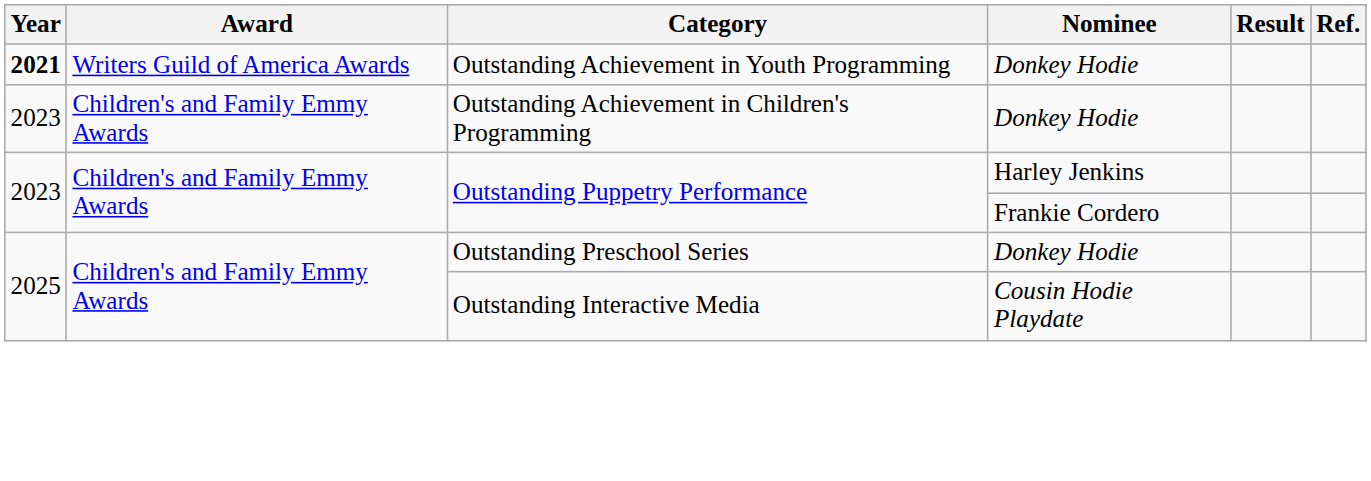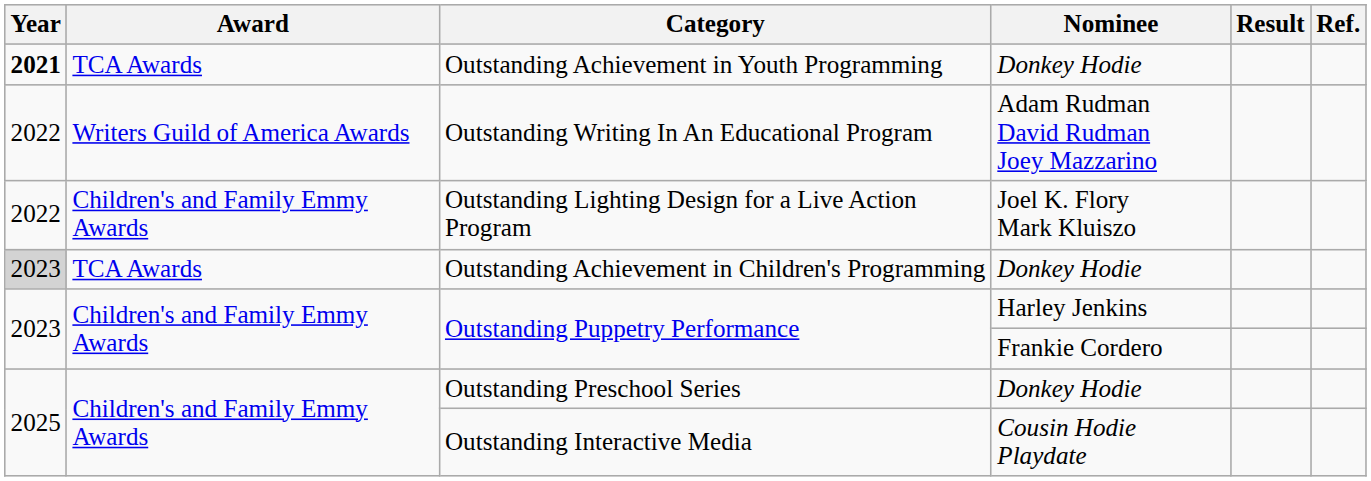(241, 64) Writers Guild of America Awards -> (137, 64) TCA Awards
+ row: (689, 132)
+ row: (681, 214)
(36, 118) no background -> (36, 268) lightgrey background
(220, 118) Children's and Family Emmy Awards -> (137, 268) TCA Awards
